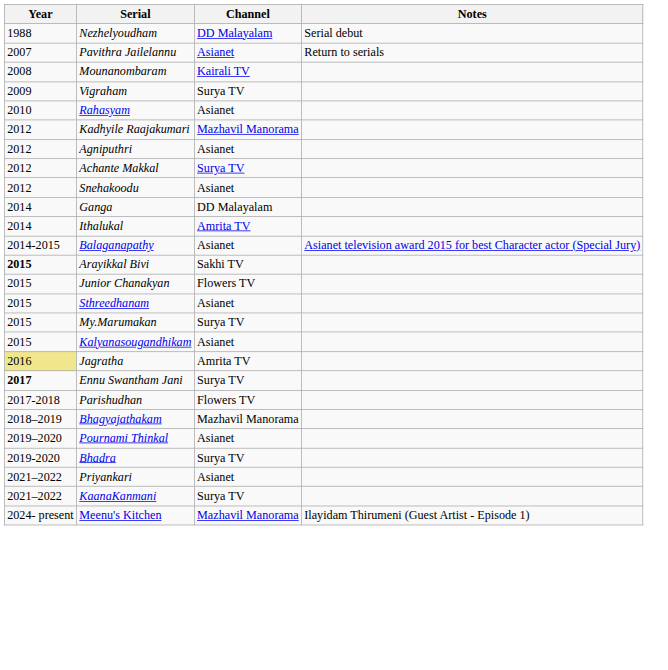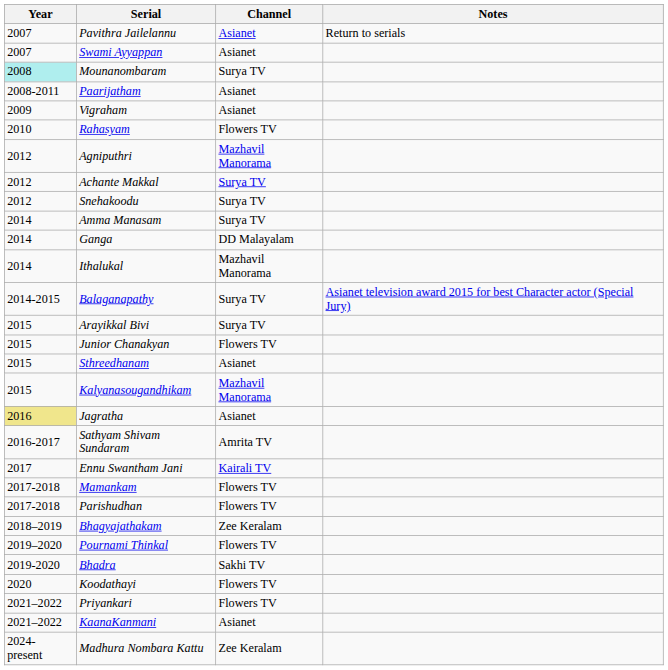- row: (118, 33)
+ row: (121, 52)
(19, 71) no background -> (19, 71) paleturquoise background
(223, 71) Kairali TV -> (242, 71) Surya TV
+ row: (110, 91)
(221, 91) Surya TV -> (237, 110) Asianet
(216, 110) Asianet -> (248, 129) Flowers TV
- row: (135, 129)
(216, 149) Asianet -> (245, 155) Mazhavil Manorama
(216, 187) Asianet -> (242, 201) Surya TV
+ row: (120, 220)
(224, 226) Amrita TV -> (245, 266) Mazhavil Manorama
(216, 245) Asianet -> (242, 299) Surya TV
(19, 264) bold -> (19, 325) normal
(220, 264) Sakhi TV -> (242, 325) Surya TV
- row: (118, 322)
(216, 341) Asianet -> (245, 389) Mazhavil Manorama
(224, 361) Amrita TV -> (237, 415) Asianet
+ row: (120, 442)
(19, 380) bold -> (19, 468) normal
(221, 380) Surya TV -> (245, 468) Kairali TV
+ row: (108, 487)
(248, 419) Mazhavil Manorama -> (250, 526) Zee Keralam
(216, 438) Asianet -> (248, 545) Flowers TV
(221, 457) Surya TV -> (242, 564) Sakhi TV
+ row: (108, 583)
(216, 476) Asianet -> (248, 603) Flowers TV
(221, 496) Surya TV -> (237, 622) Asianet
+ row: (141, 648)
- row: (120, 515)
